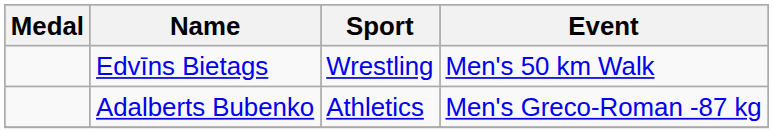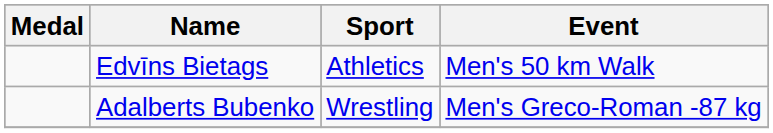(380, 66) Wrestling -> (375, 66) Athletics
(375, 107) Athletics -> (380, 107) Wrestling
